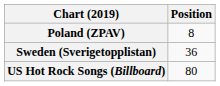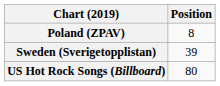(191, 52) 36 -> (191, 52) 39
